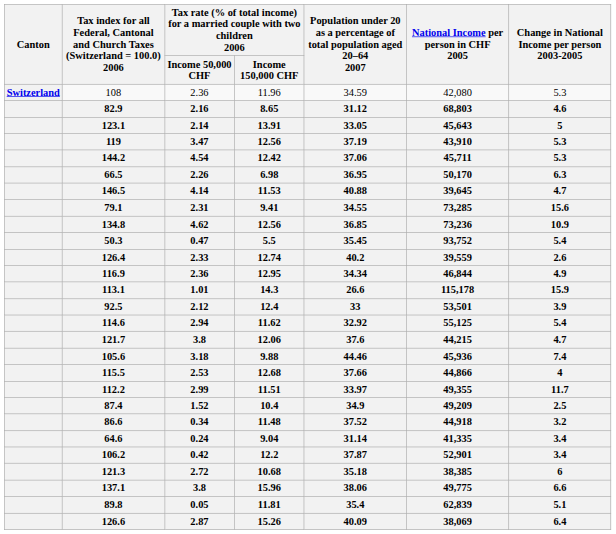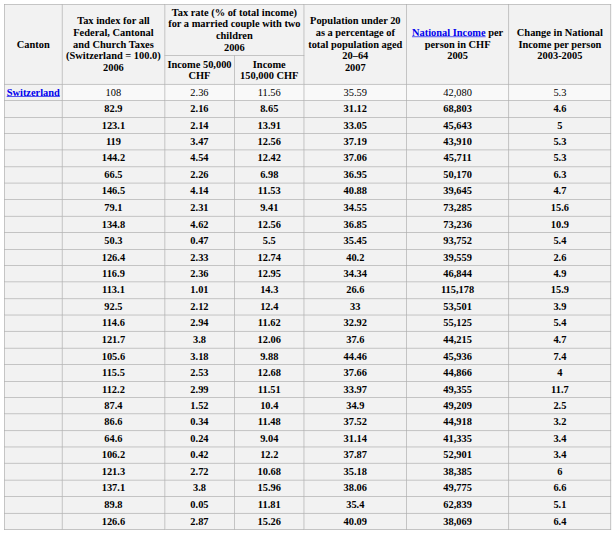(269, 92) 11.96 -> (269, 92) 11.56
(355, 92) 34.59 -> (355, 92) 35.59
